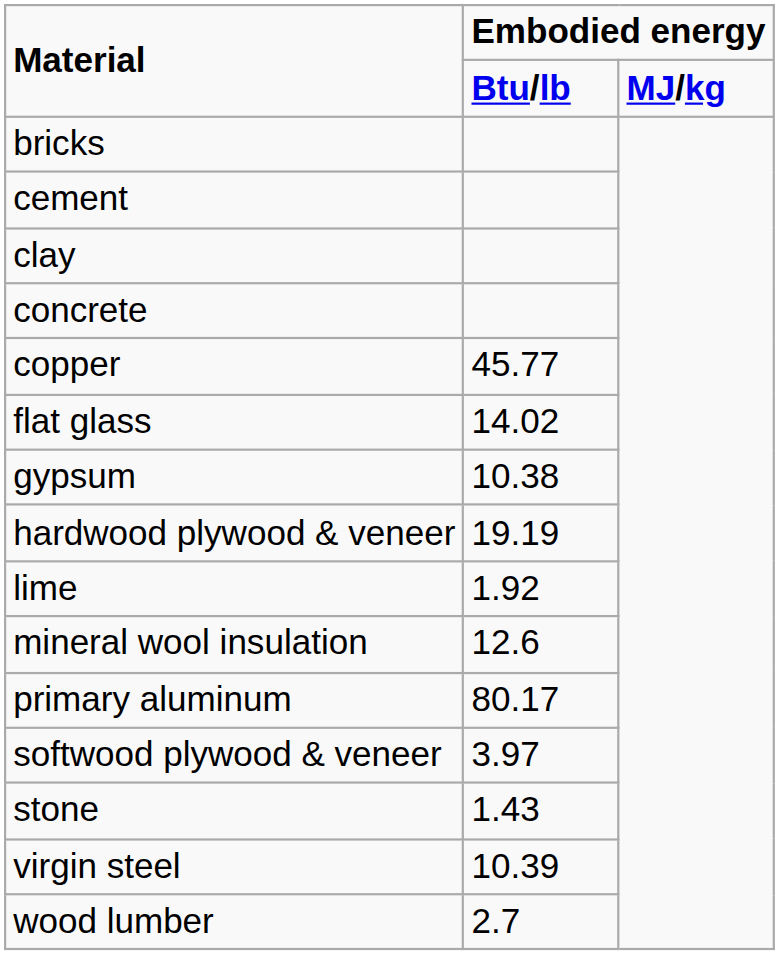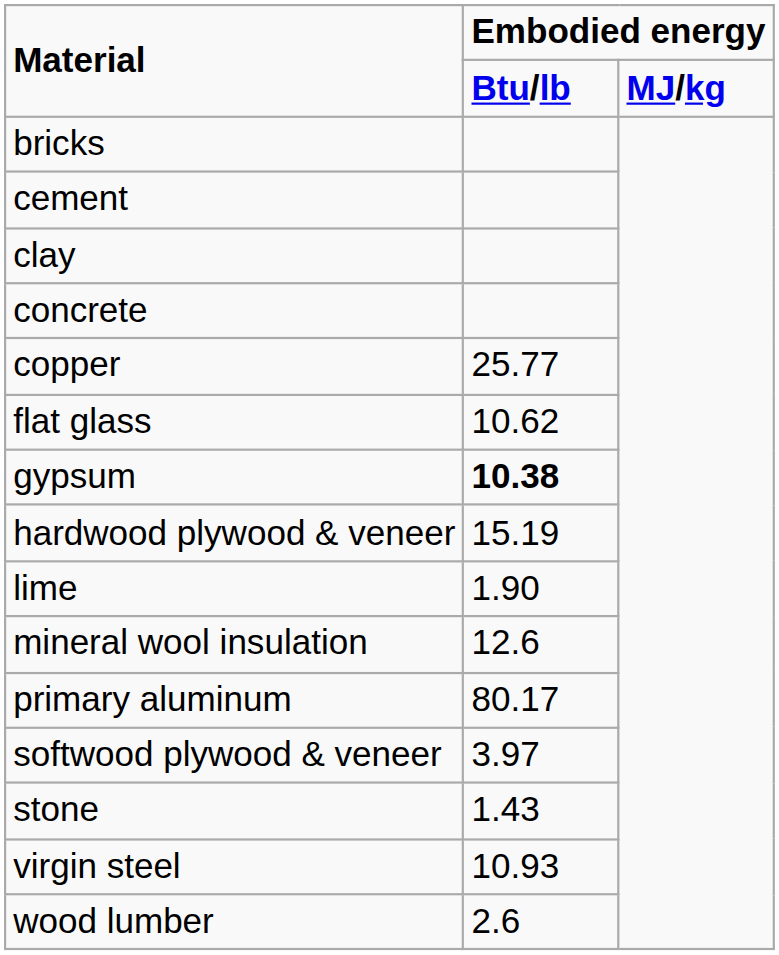(515, 365) 45.77 -> (515, 365) 25.77
(515, 421) 14.02 -> (515, 421) 10.62
(515, 476) normal -> (515, 476) bold
(515, 532) 19.19 -> (515, 532) 15.19
(506, 587) 1.92 -> (506, 587) 1.90
(515, 865) 10.39 -> (515, 865) 10.93
(496, 921) 2.7 -> (496, 921) 2.6
